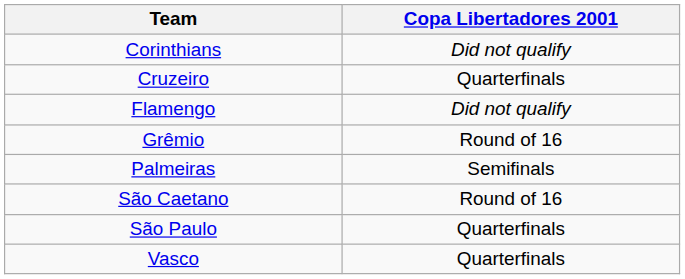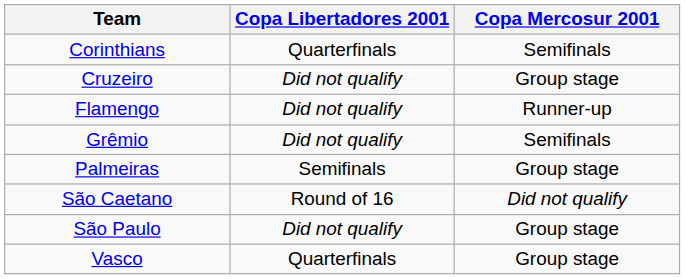+ column: (567, 19)
(511, 49) Did not qualify -> (342, 49) Quarterfinals
(511, 79) Quarterfinals -> (342, 79) Did not qualify
(511, 139) Round of 16 -> (342, 139) Did not qualify
(511, 229) Quarterfinals -> (342, 229) Did not qualify
